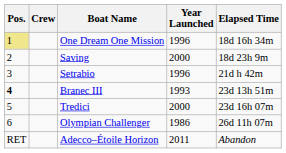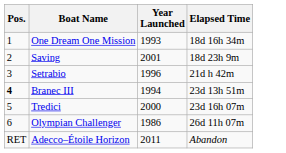- column: (43, 18)
(9, 40) khaki background -> (9, 40) no background
(179, 40) 1996 -> (151, 40) 1993
(179, 57) 2000 -> (151, 57) 2001
(179, 90) 1993 -> (151, 90) 1994
